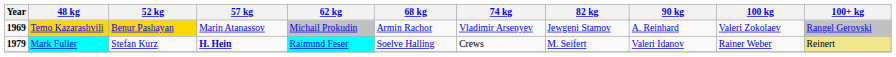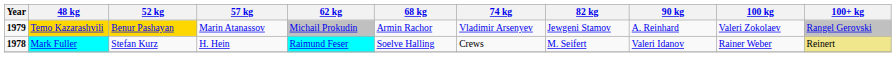(16, 27) 1969 -> (16, 27) 1979
(16, 43) 1979 -> (16, 43) 1978
(215, 43) bold -> (214, 43) normal
